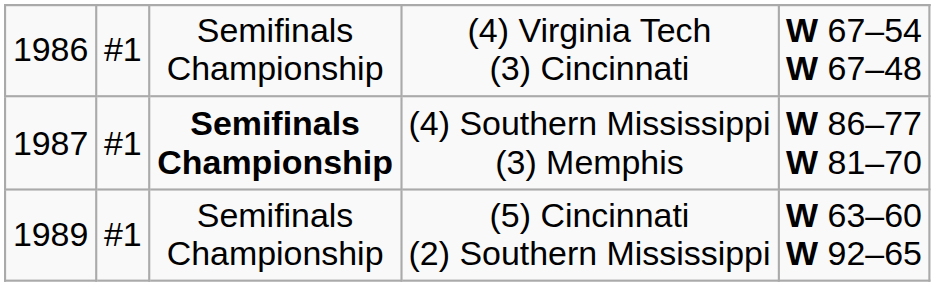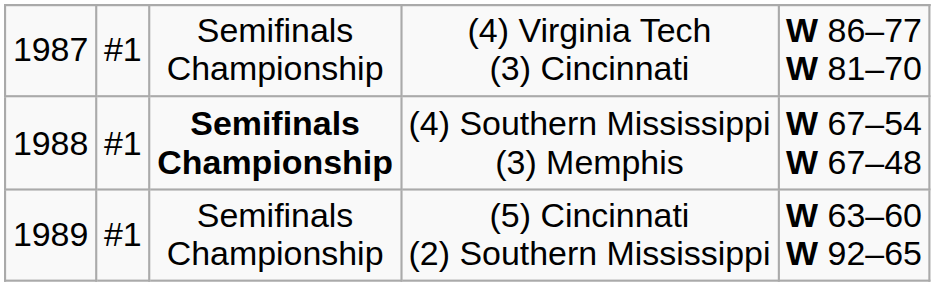(51, 50) 1986 -> (51, 50) 1987
(854, 50) W 67–54 W 67–48 -> (854, 50) W 86–77 W 81–70
(51, 142) 1987 -> (51, 142) 1988
(854, 142) W 86–77 W 81–70 -> (854, 142) W 67–54 W 67–48
